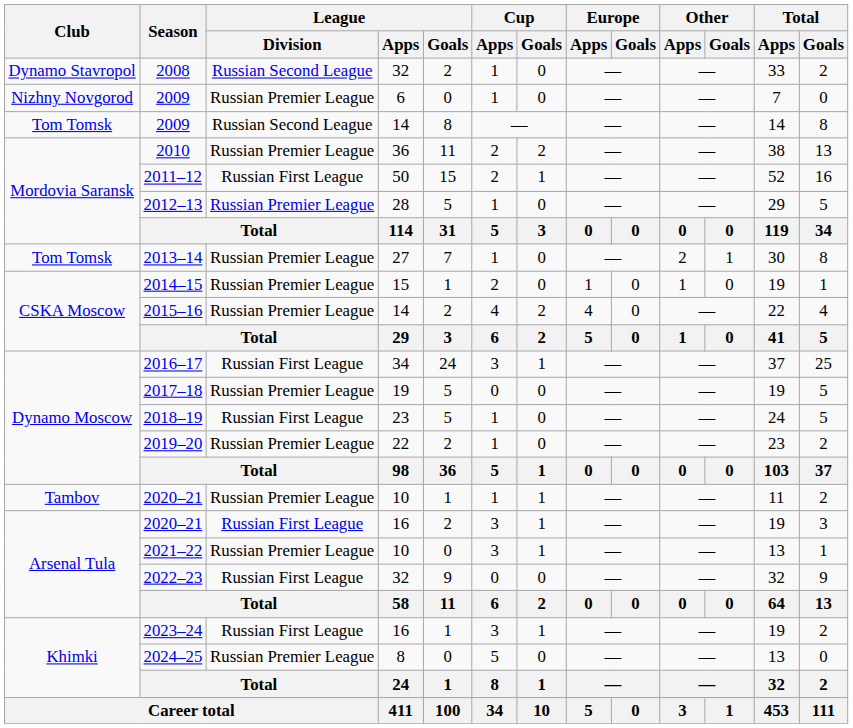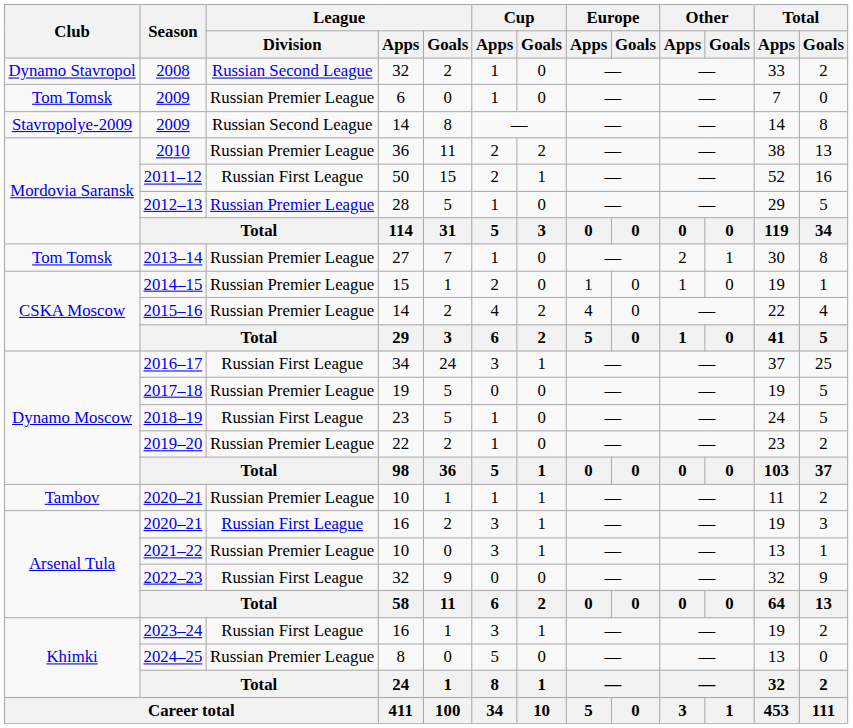(72, 97) Nizhny Novgorod -> (72, 97) Tom Tomsk
(72, 124) Tom Tomsk -> (72, 124) Stavropolye-2009
